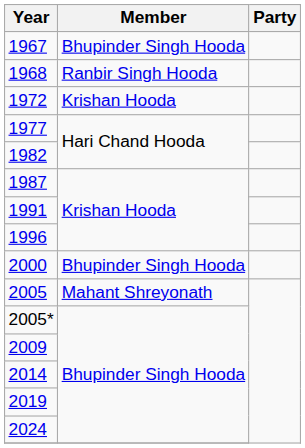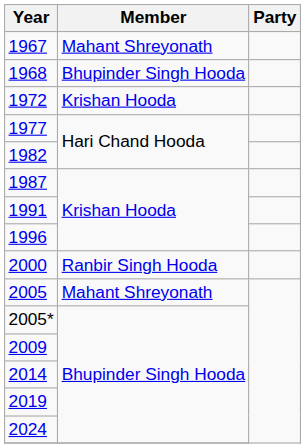(153, 45) Bhupinder Singh Hooda -> (137, 45) Mahant Shreyonath
(139, 73) Ranbir Singh Hooda -> (153, 73) Bhupinder Singh Hooda
(153, 264) Bhupinder Singh Hooda -> (139, 264) Ranbir Singh Hooda
